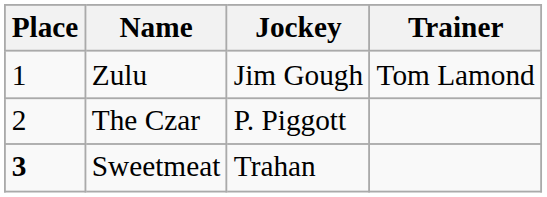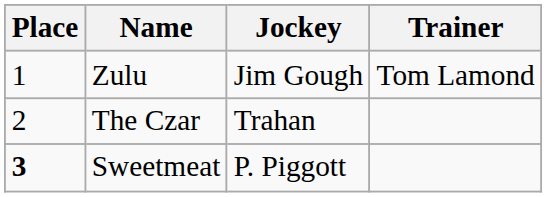(290, 120) P. Piggott -> (275, 120) Trahan
(275, 167) Trahan -> (290, 167) P. Piggott
